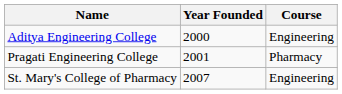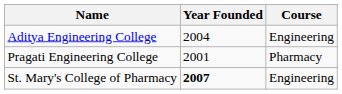(196, 36) 2000 -> (196, 36) 2004
(196, 78) normal -> (196, 78) bold
